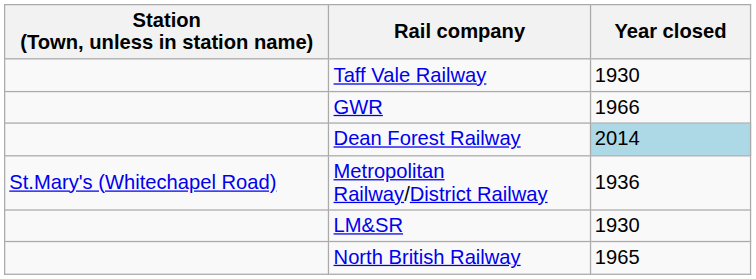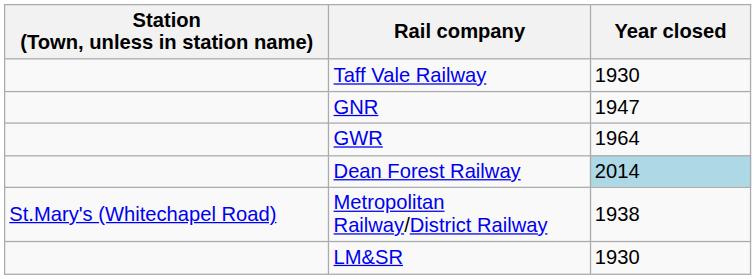+ row: (356, 107)
(617, 107) 1966 -> (617, 139) 1964
(617, 182) 1936 -> (617, 214) 1938
- row: (427, 257)
